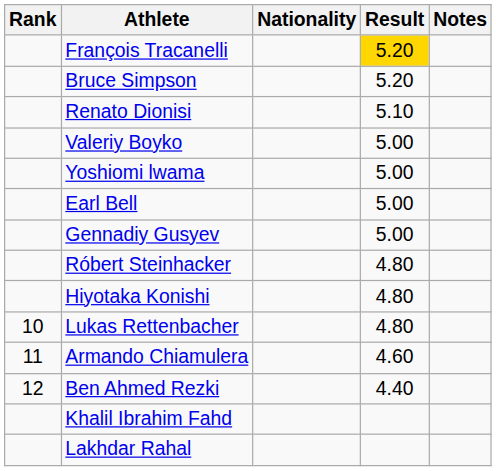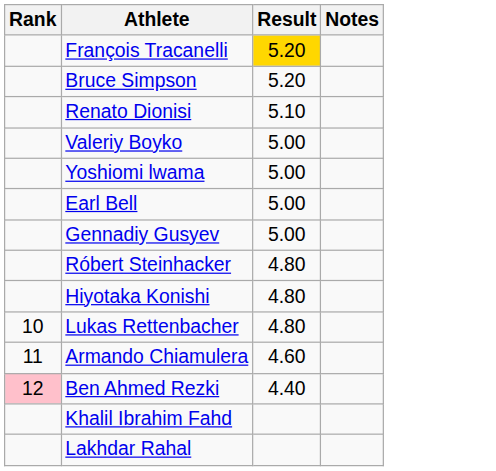- column: (307, 19)
(33, 388) no background -> (33, 388) pink background
